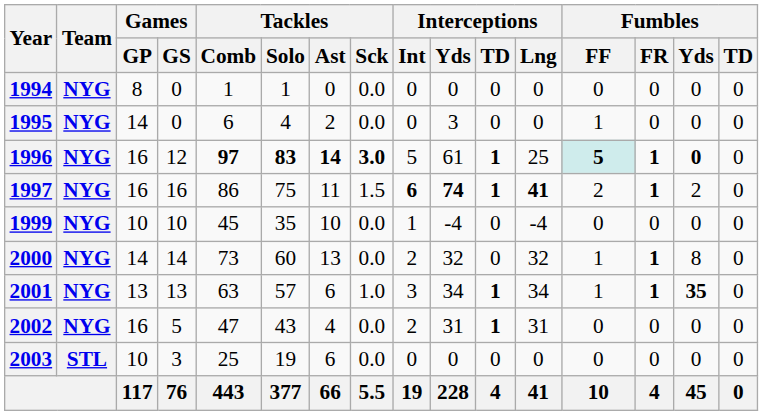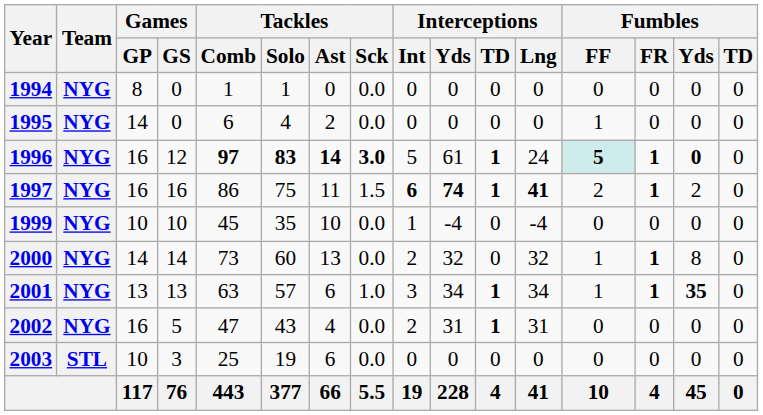(453, 122) 3 -> (453, 122) 0
(538, 156) 25 -> (538, 156) 24
